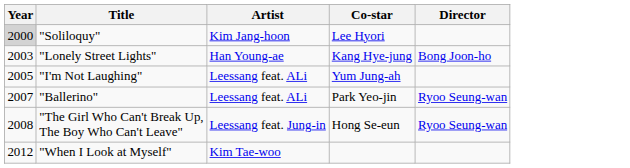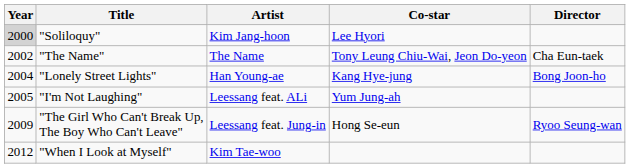+ row: (72, 55)
(20, 55) 2003 -> (20, 76) 2004
- row: (69, 96)
(20, 124) 2008 -> (20, 124) 2009
